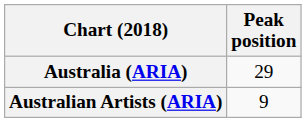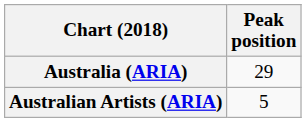(264, 102) 9 -> (264, 102) 5
